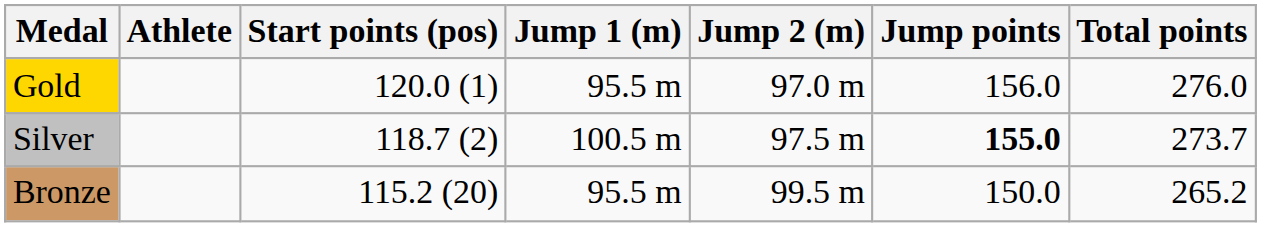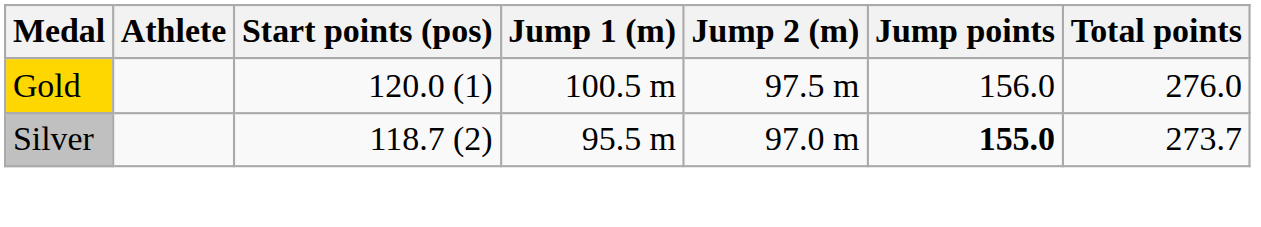(634, 85) 95.5 m -> (620, 85) 100.5 m
(818, 85) 97.0 m -> (812, 85) 97.5 m
(626, 138) 100.5 m -> (629, 138) 95.5 m
(818, 138) 97.5 m -> (812, 138) 97.0 m
- row: (62, 192)
